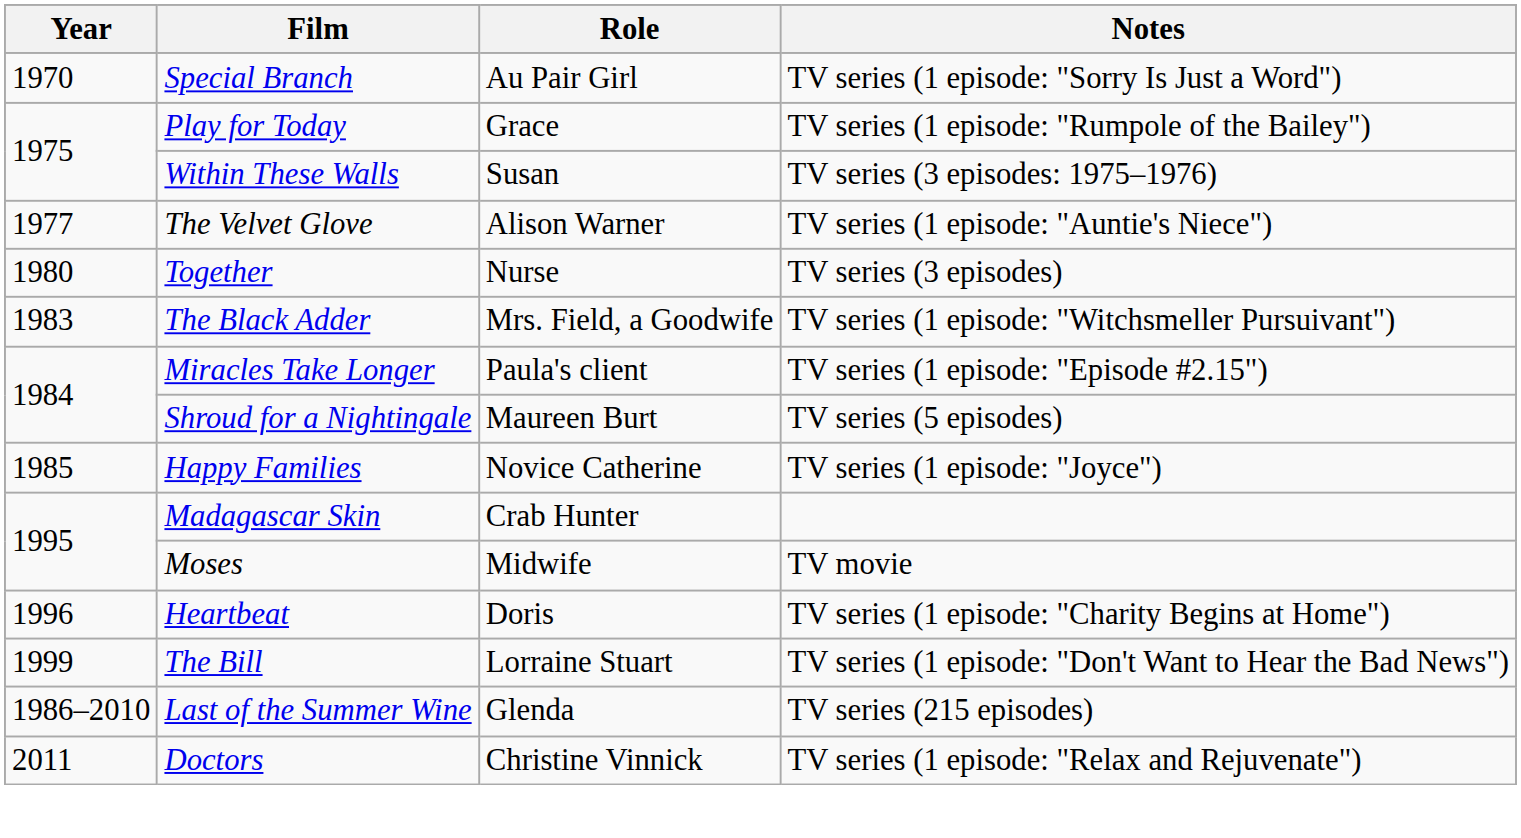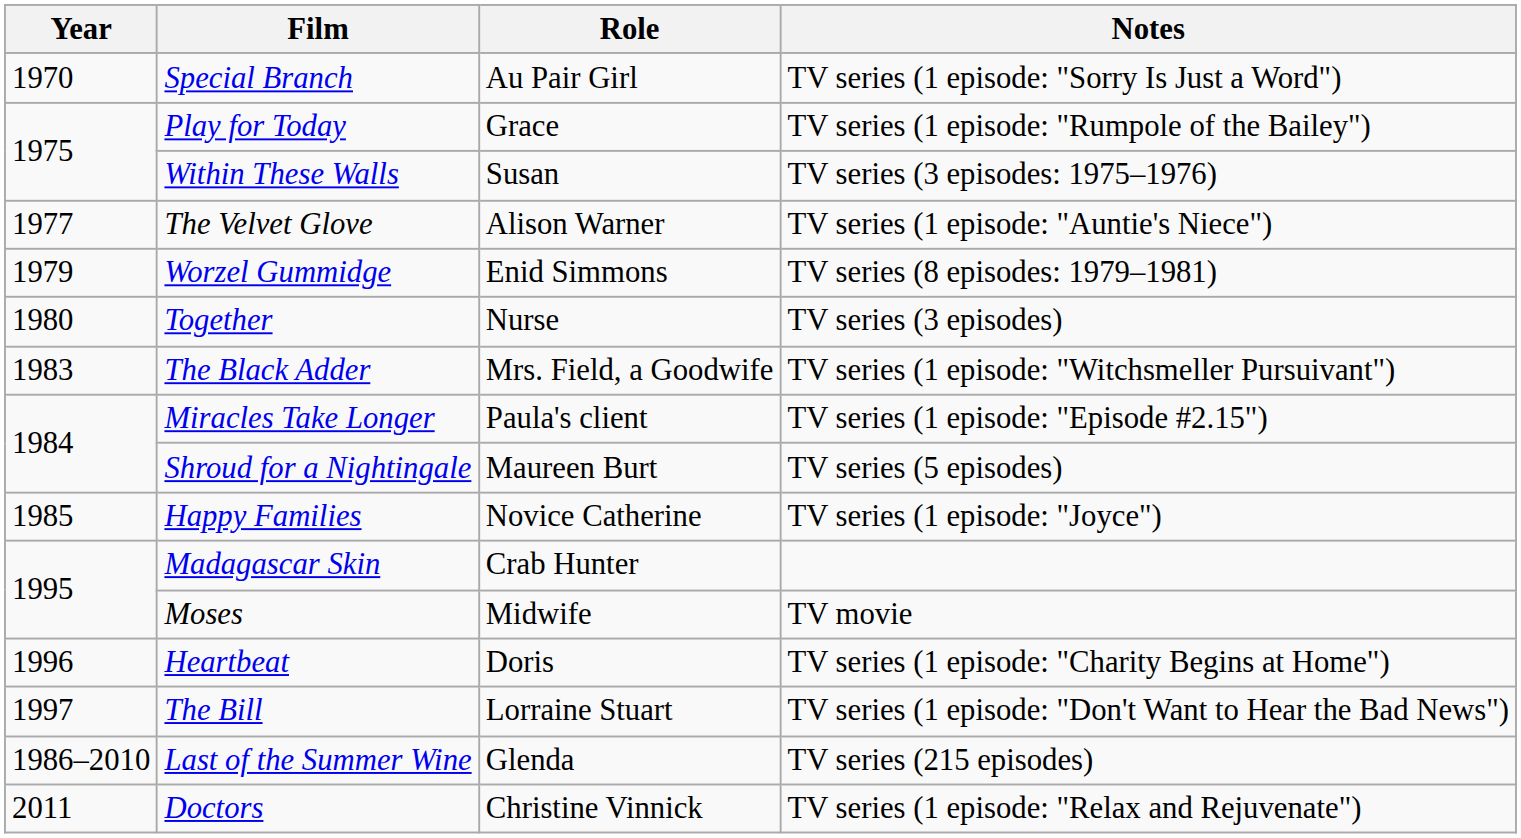+ row: (278, 272)
(43, 662) 1999 -> (43, 710) 1997
